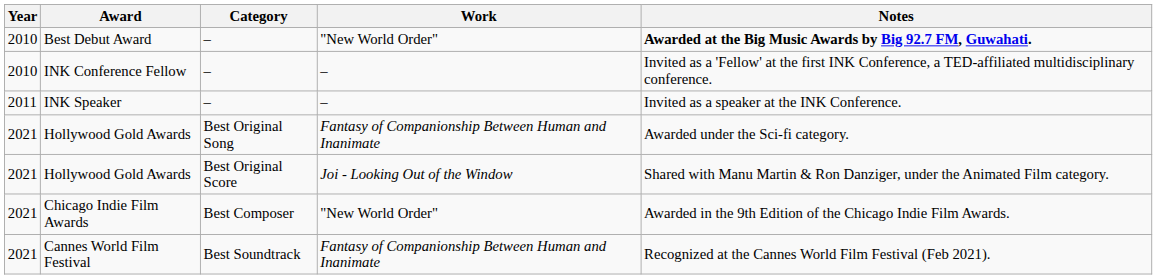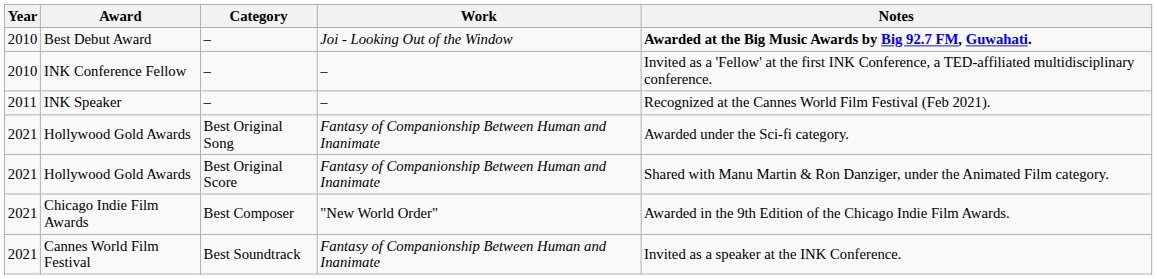(379, 39) "New World Order" -> (416, 39) Joi - Looking Out of the Window
(773, 102) Invited as a speaker at the INK Conference. -> (817, 102) Recognized at the Cannes World Film Festival (Feb 2021).
(416, 174) Joi - Looking Out of the Window -> (463, 174) Fantasy of Companionship Between Human and Inanimate
(817, 254) Recognized at the Cannes World Film Festival (Feb 2021). -> (773, 254) Invited as a speaker at the INK Conference.
